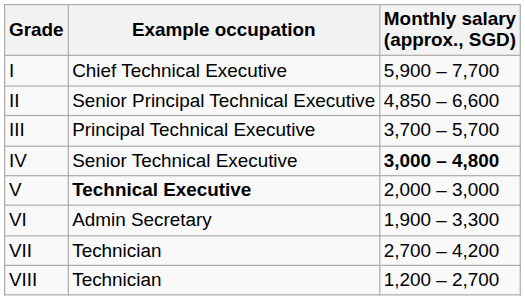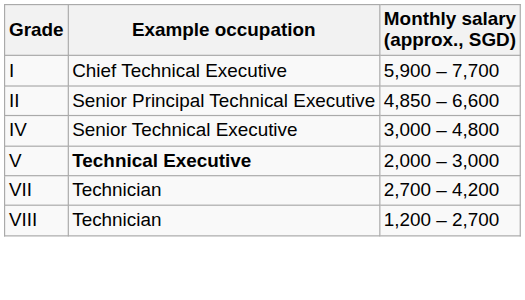- row: (17, 130)
(442, 160) bold -> (442, 130) normal
- row: (18, 220)
